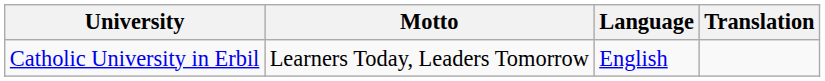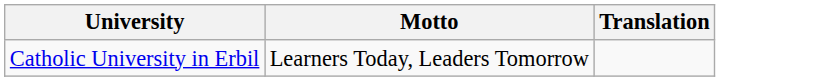- column: (647, 22)
